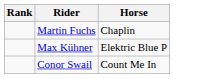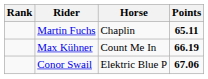+ column: (187, 13)
(134, 47) Elektric Blue P -> (128, 47) Count Me In
(128, 64) Count Me In -> (134, 64) Elektric Blue P
